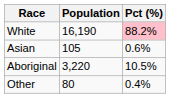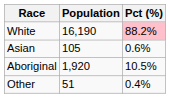(76, 66) 3,220 -> (76, 66) 1,920
(68, 84) 80 -> (68, 84) 51
